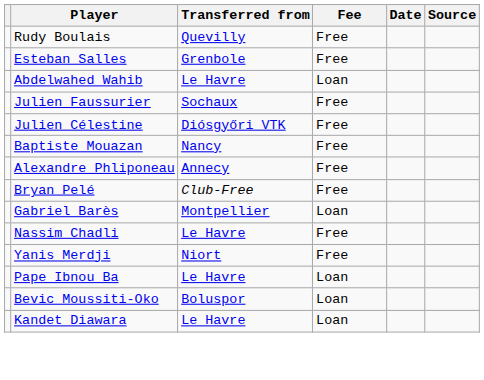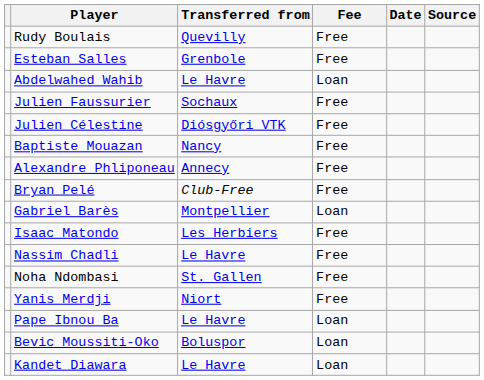+ row: (66, 234)
+ row: (66, 277)
